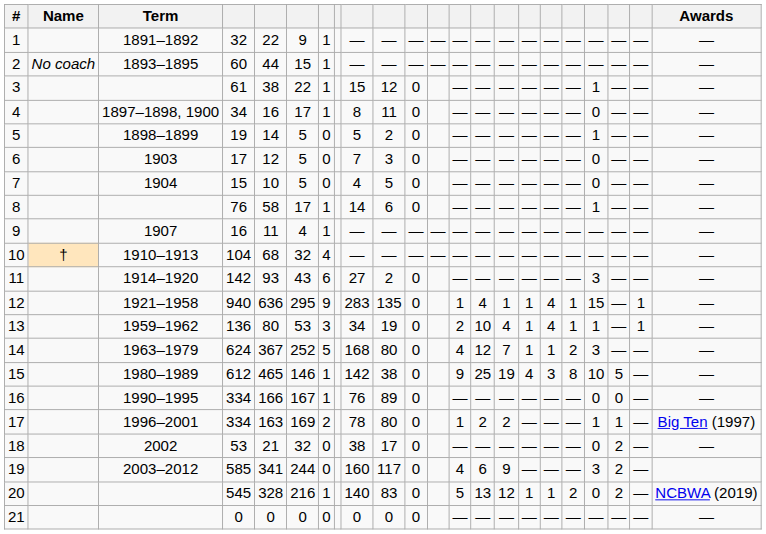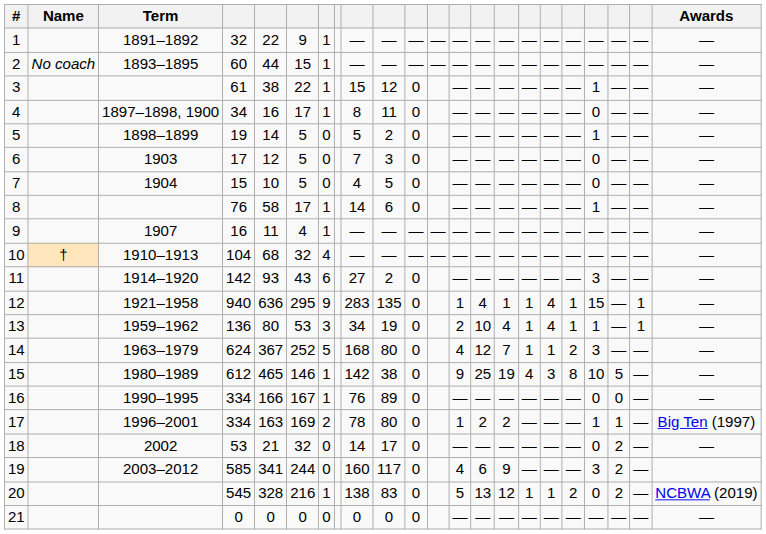(357, 445) 38 -> (357, 445) 14
(357, 493) 140 -> (357, 493) 138
